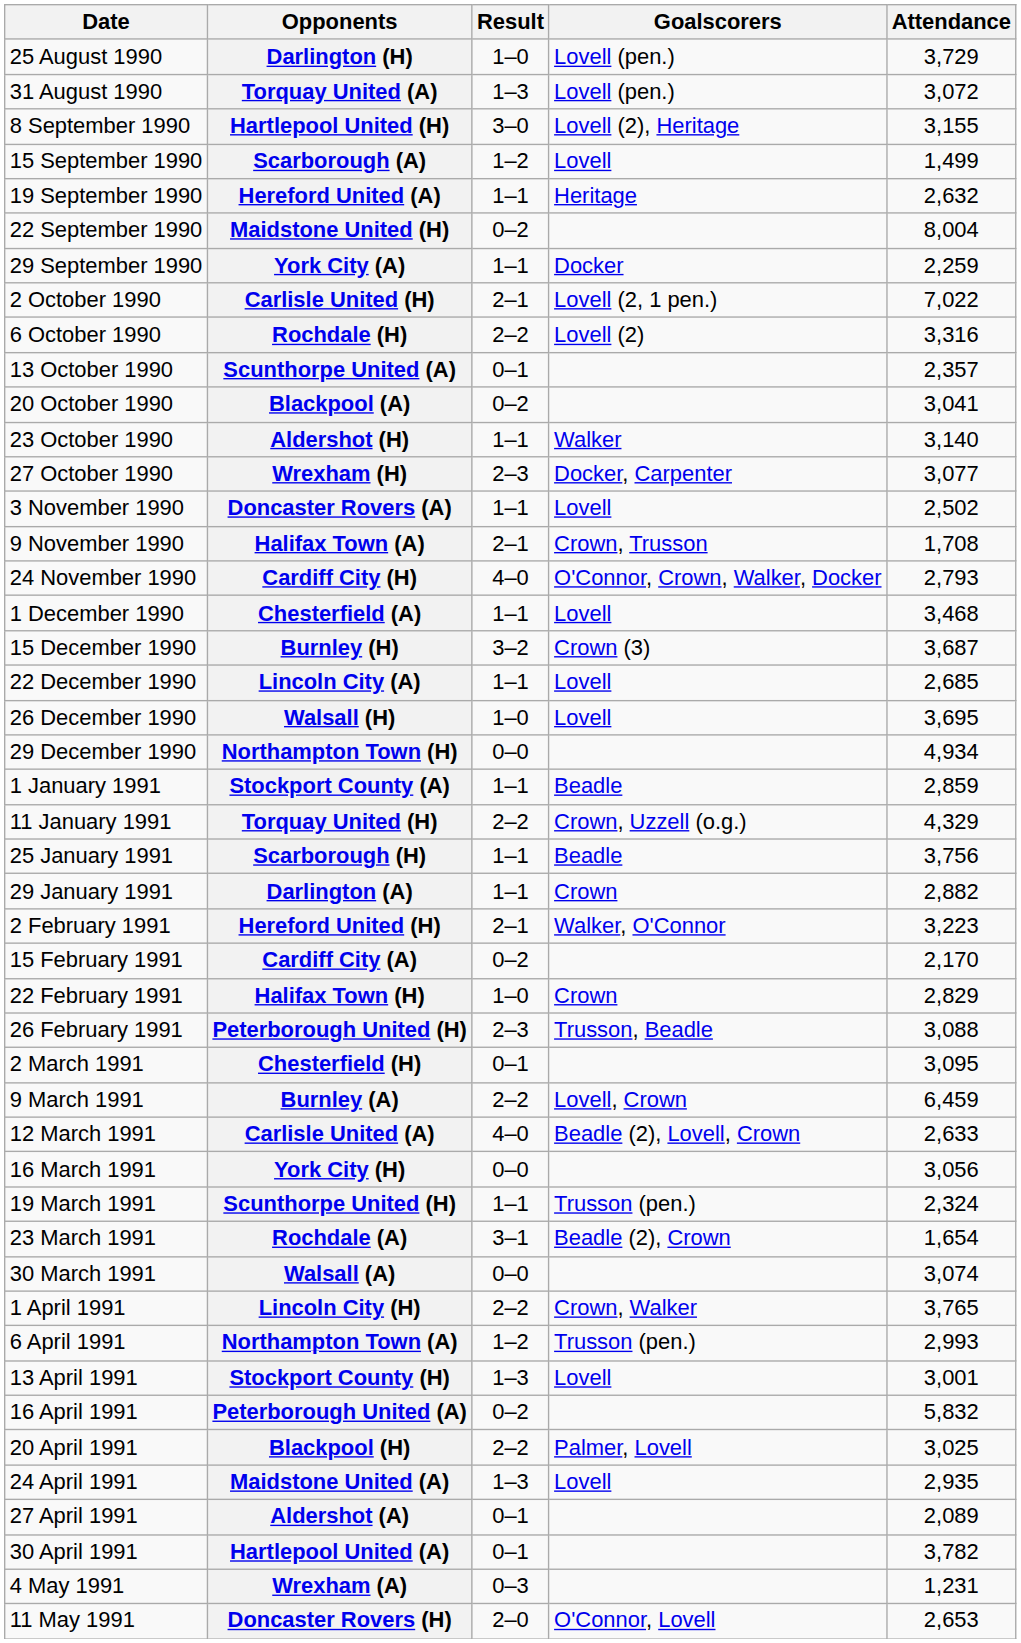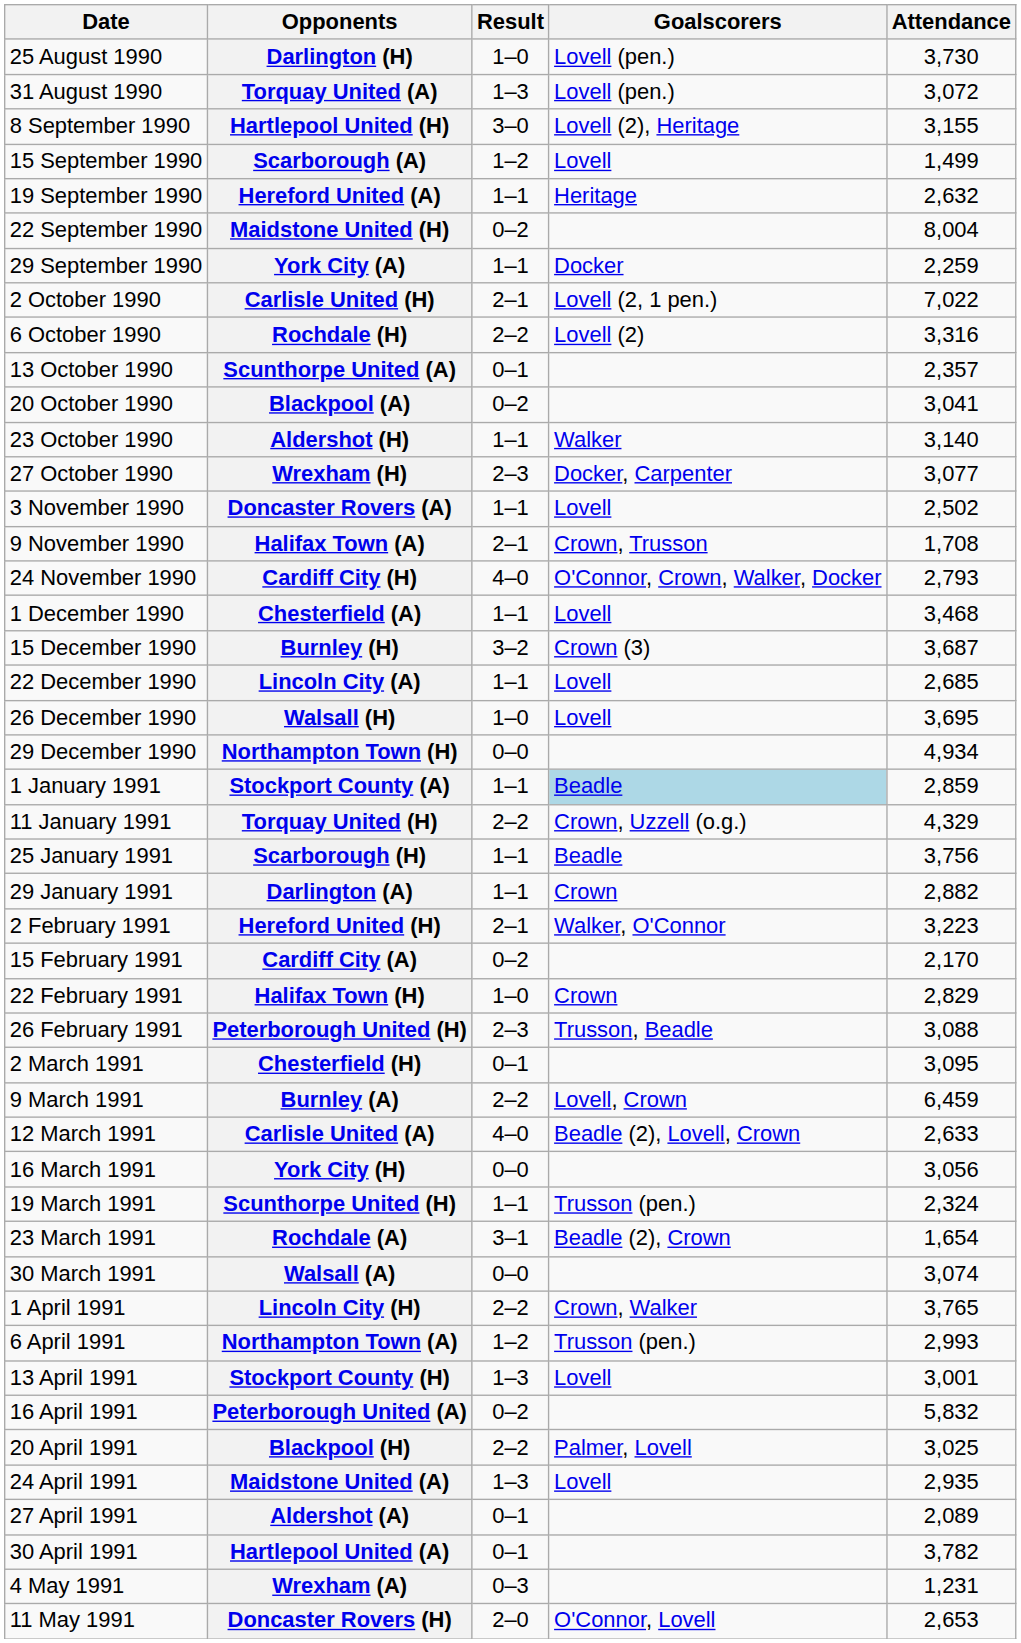(951, 56) 3,729 -> (951, 56) 3,730
(588, 786) no background -> (588, 786) lightblue background
